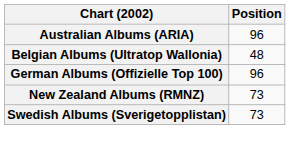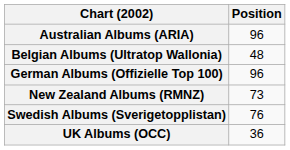(257, 114) 73 -> (257, 114) 76
+ row: (117, 134)
